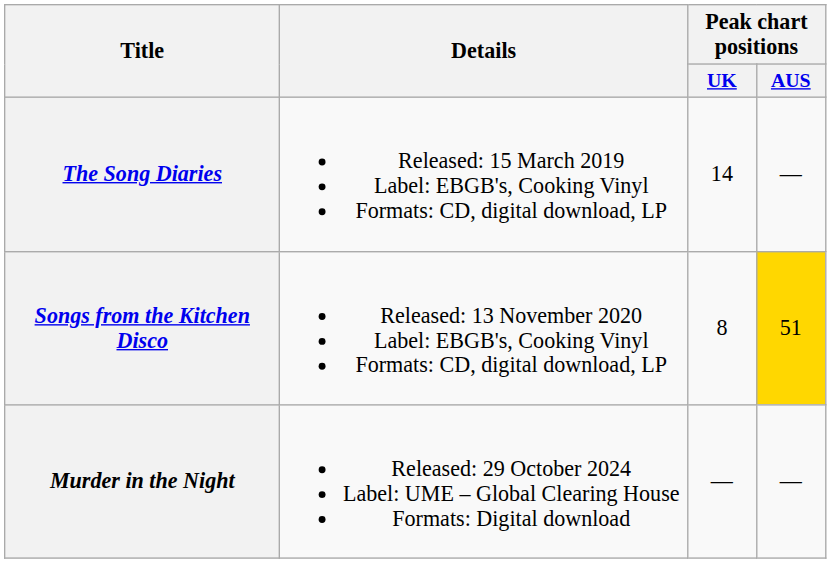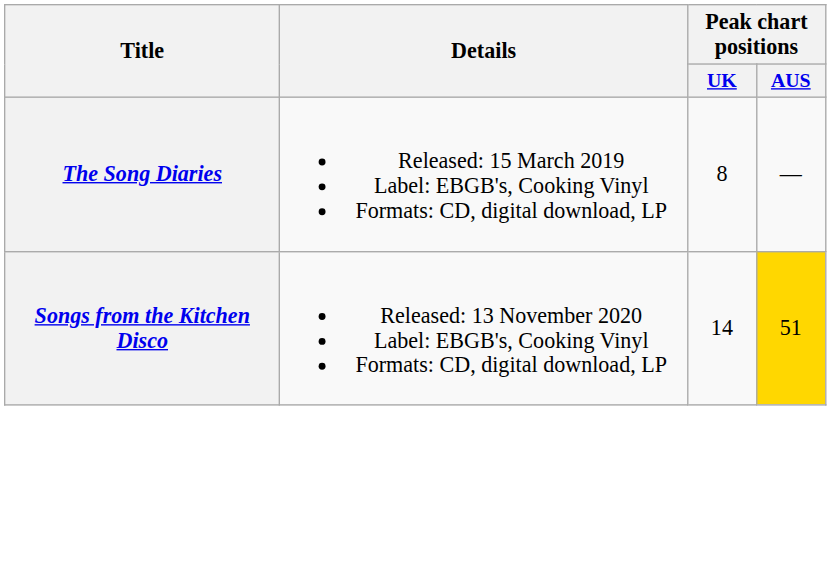(722, 173) 14 -> (722, 173) 8
(722, 327) 8 -> (722, 327) 14
- row: (142, 481)
